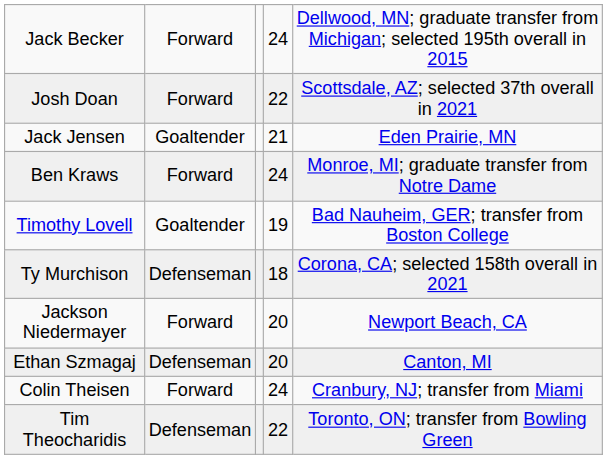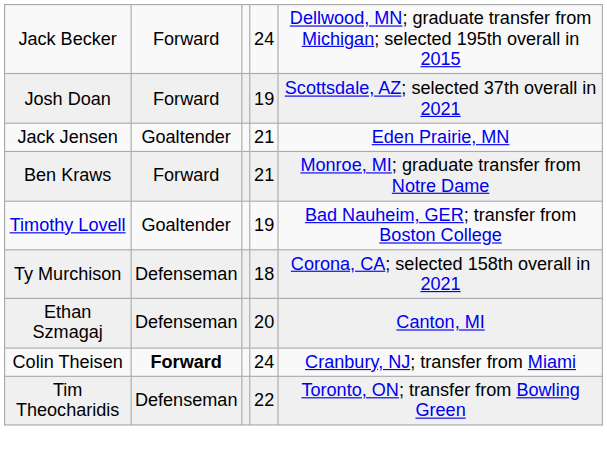(278, 98) 22 -> (264, 98) 19
(278, 176) 24 -> (264, 176) 21
- row: (75, 323)
(200, 390) normal -> (186, 361) bold
